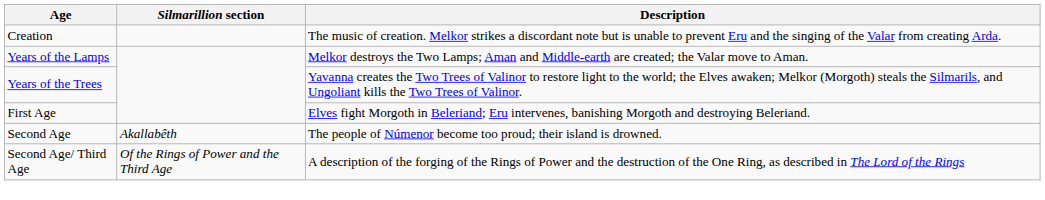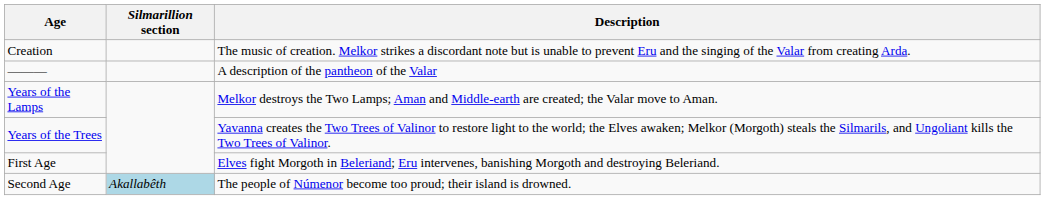+ row: (27, 71)
(148, 133) no background -> (138, 184) lightblue background
- row: (57, 161)
